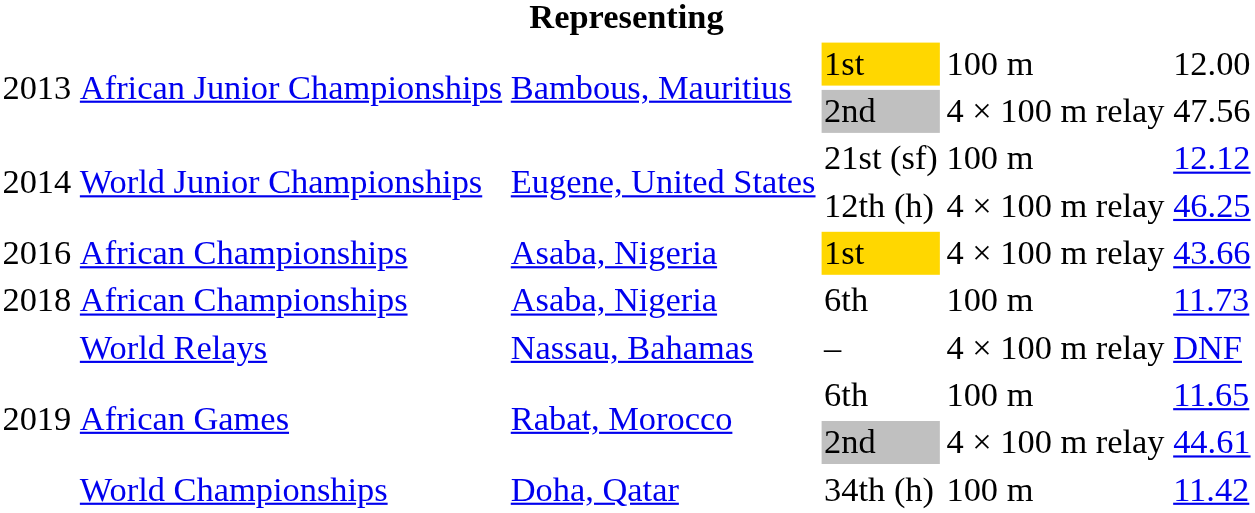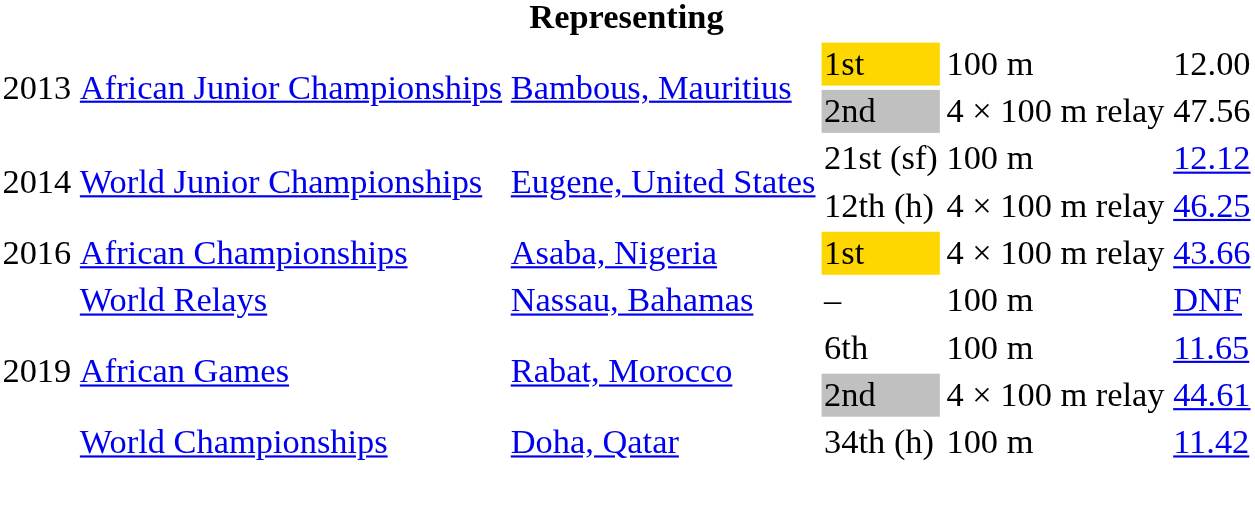- row: (244, 300)
(1055, 347) 4 × 100 m relay -> (990, 300) 100 m
